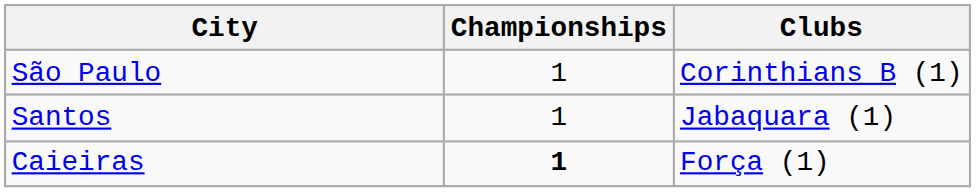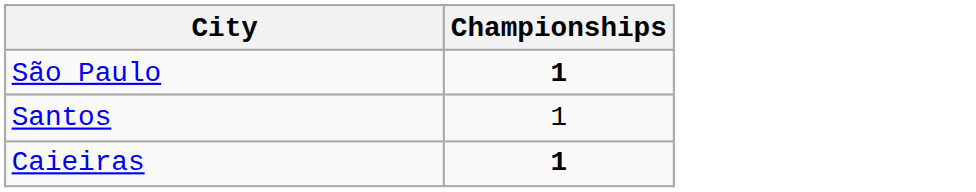- column: (821, 28)
(559, 73) normal -> (559, 73) bold
